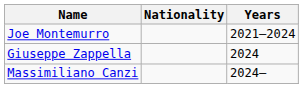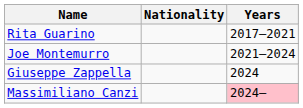+ row: (51, 34)
(248, 73) no background -> (248, 93) pink background
